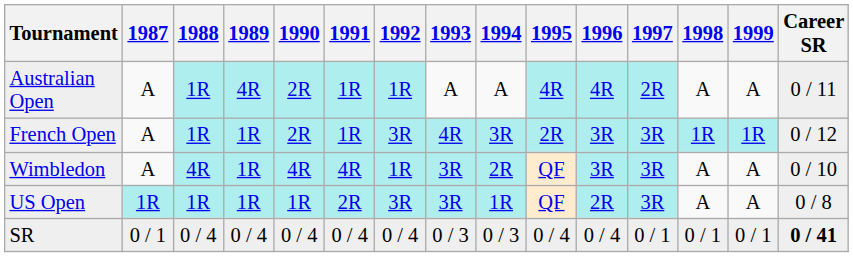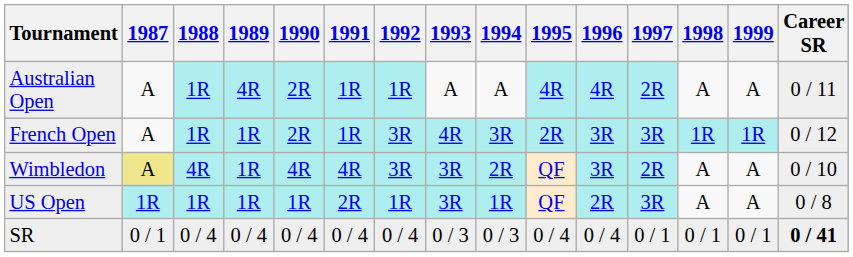(148, 167) no background -> (148, 167) khaki background
(400, 167) 1R -> (400, 167) 3R
(652, 167) 3R -> (652, 167) 2R
(400, 201) 3R -> (400, 201) 1R
